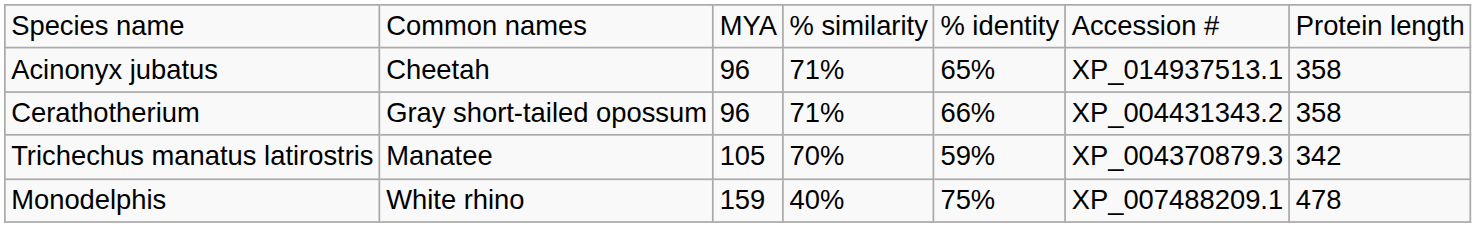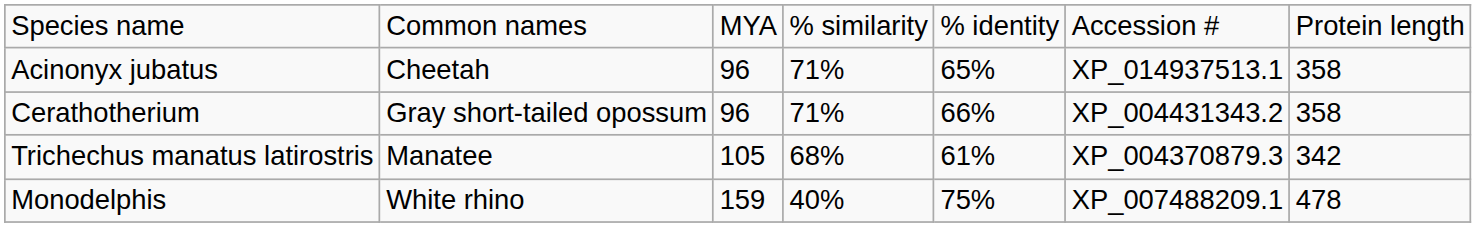(817, 156) 70% -> (817, 156) 68%
(968, 156) 59% -> (968, 156) 61%
